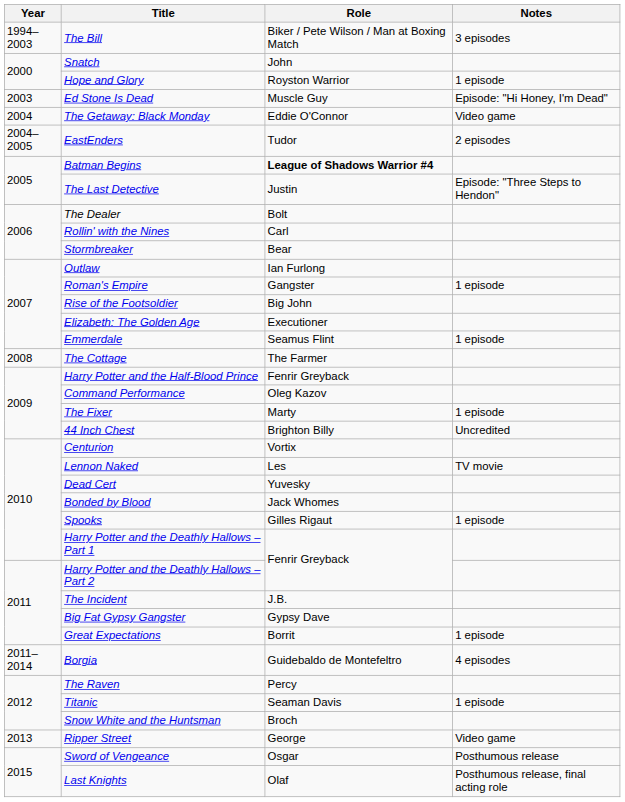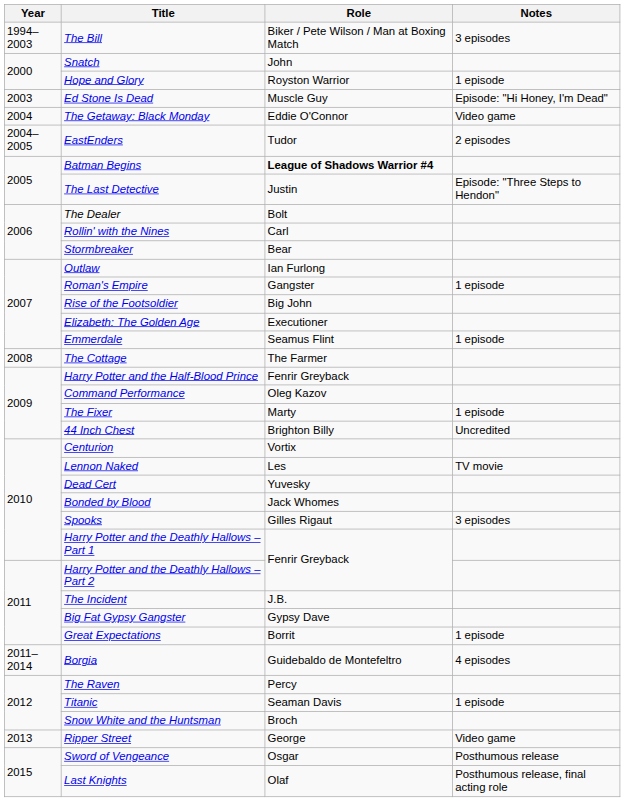(480, 520) 1 episode -> (483, 520) 3 episodes
